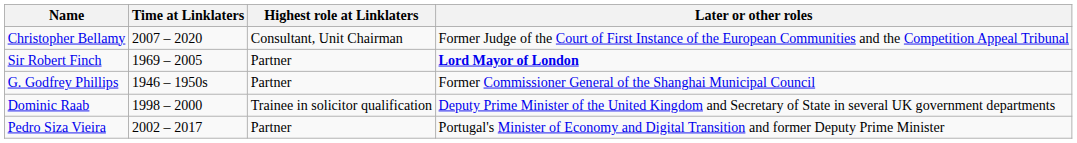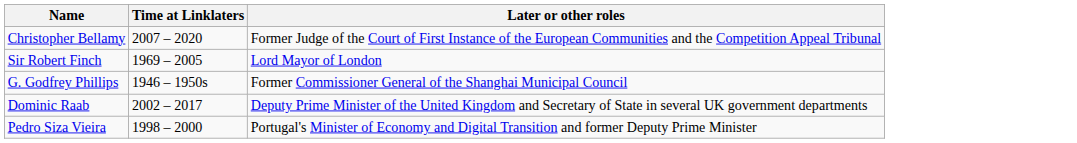- column: (341, 15)
(509, 60) bold -> (316, 60) normal
(167, 104) 1998 – 2000 -> (167, 104) 2002 – 2017
(167, 127) 2002 – 2017 -> (167, 127) 1998 – 2000
